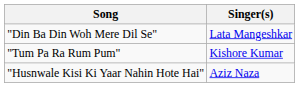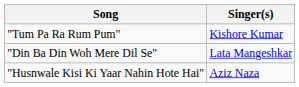rows swapped: (64, 53) <-> (82, 34)
